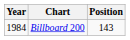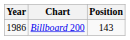(16, 27) 1984 -> (16, 27) 1986
